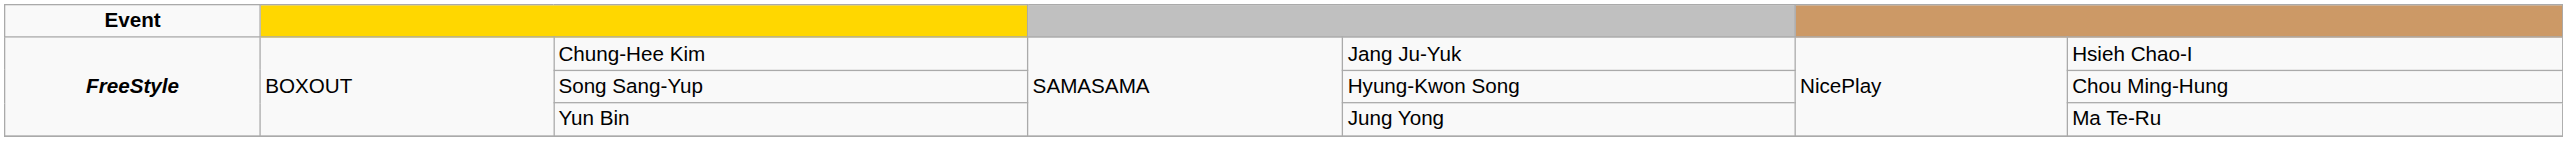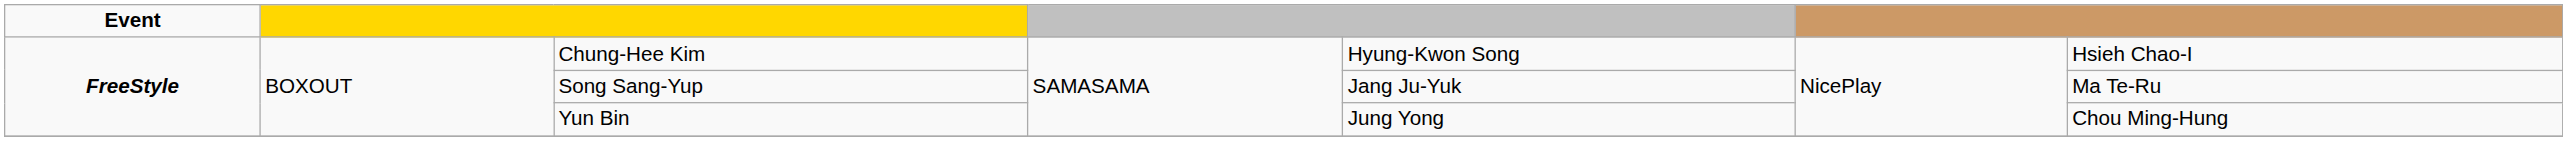(1404, 53) Jang Ju-Yuk -> (1434, 53) Hyung-Kwon Song
(1434, 86) Hyung-Kwon Song -> (1404, 86) Jang Ju-Yuk
(2150, 86) Chou Ming-Hung -> (2117, 86) Ma Te-Ru
(2117, 119) Ma Te-Ru -> (2150, 119) Chou Ming-Hung
